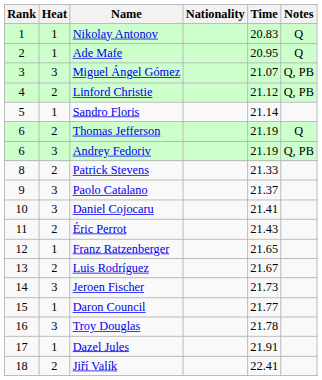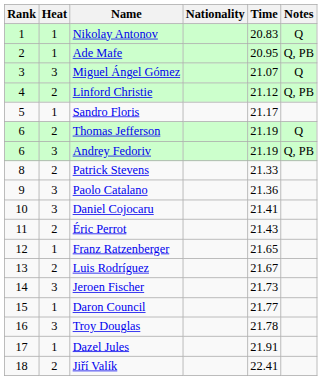(299, 53) Q -> (299, 53) Q, PB
(299, 72) Q, PB -> (299, 72) Q
(264, 111) 21.14 -> (264, 111) 21.17
(264, 190) 21.37 -> (264, 190) 21.36
